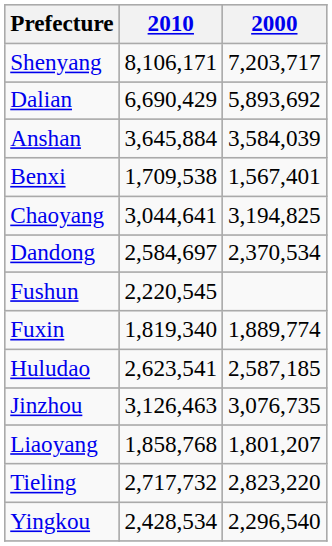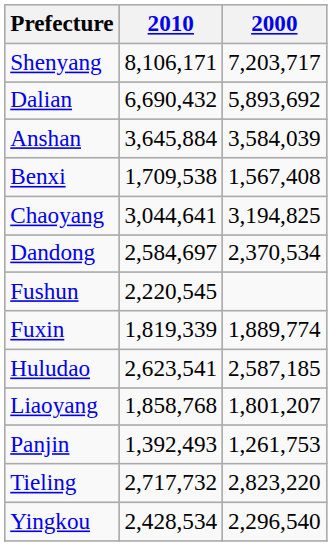(171, 100) 6,690,429 -> (171, 100) 6,690,432
(274, 176) 1,567,401 -> (274, 176) 1,567,408
(171, 329) 1,819,340 -> (171, 329) 1,819,339
- row: (46, 406)
+ row: (40, 444)
